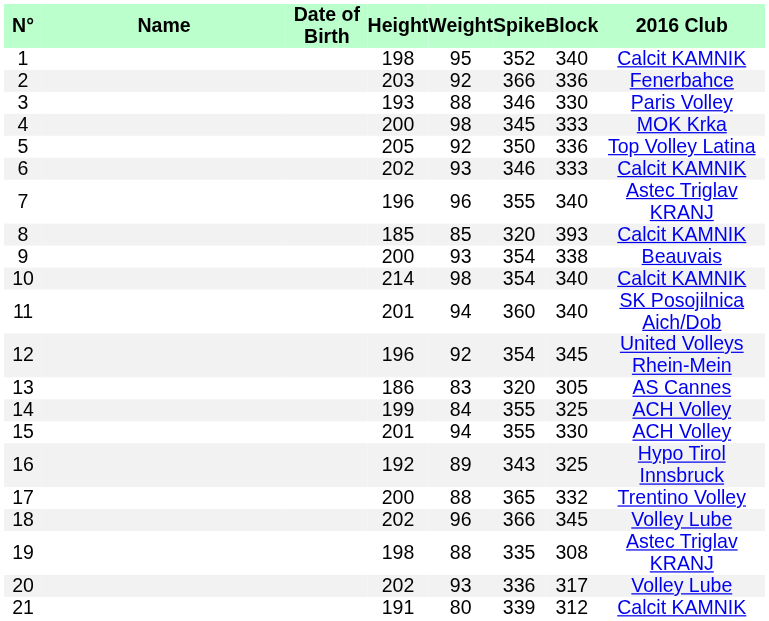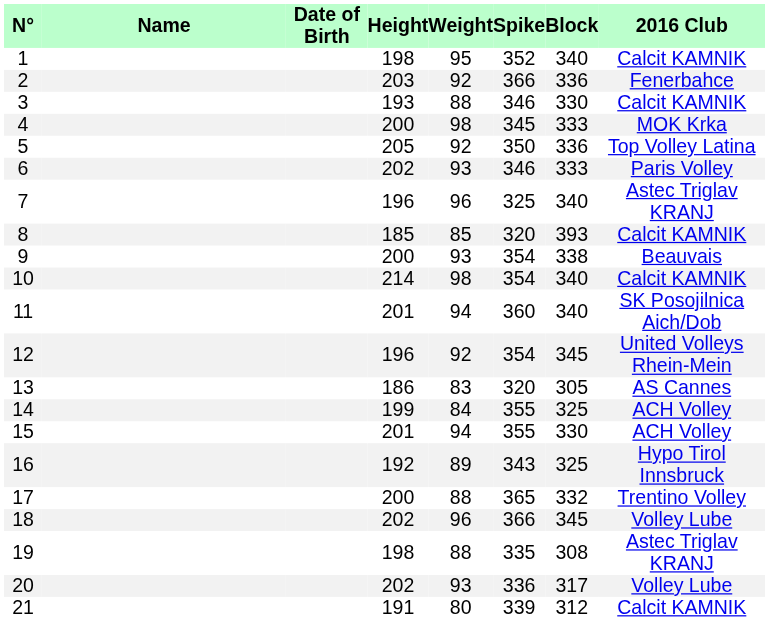(682, 102) Paris Volley -> (682, 102) Calcit KAMNIK
(682, 168) Calcit KAMNIK -> (682, 168) Paris Volley
(519, 201) 355 -> (519, 201) 325
